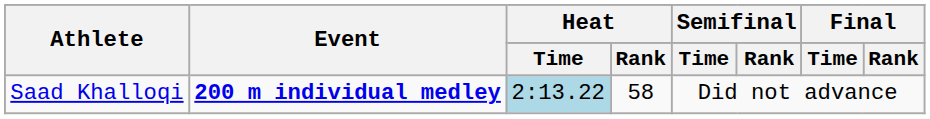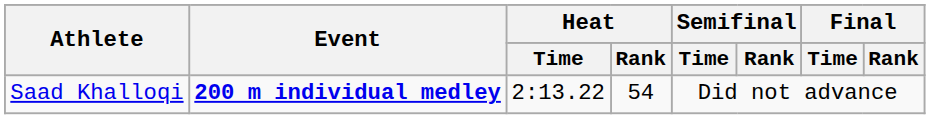(558, 94) lightblue background -> (558, 94) no background
(641, 94) 58 -> (641, 94) 54
